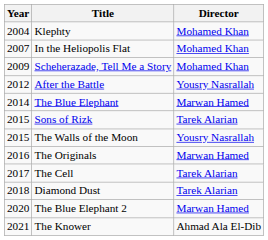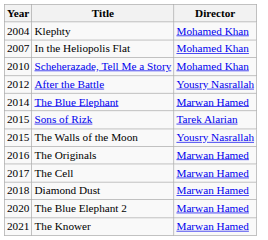(18, 66) 2009 -> (18, 66) 2010
(207, 173) Tarek Alarian -> (213, 173) Marwan Hamed
(207, 191) Tarek Alarian -> (213, 191) Marwan Hamed
(219, 226) Ahmad Ala El-Dib -> (213, 226) Marwan Hamed
